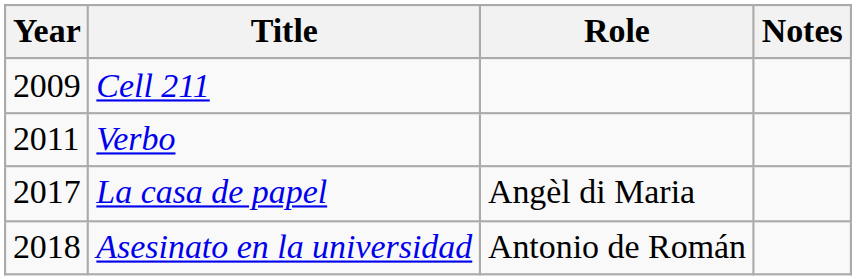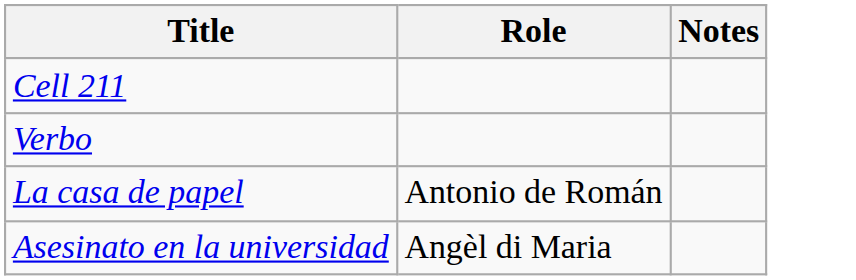- column: (47, 31)
(592, 192) Angèl di Maria -> (533, 192) Antonio de Román
(617, 246) Antonio de Román -> (508, 246) Angèl di Maria
